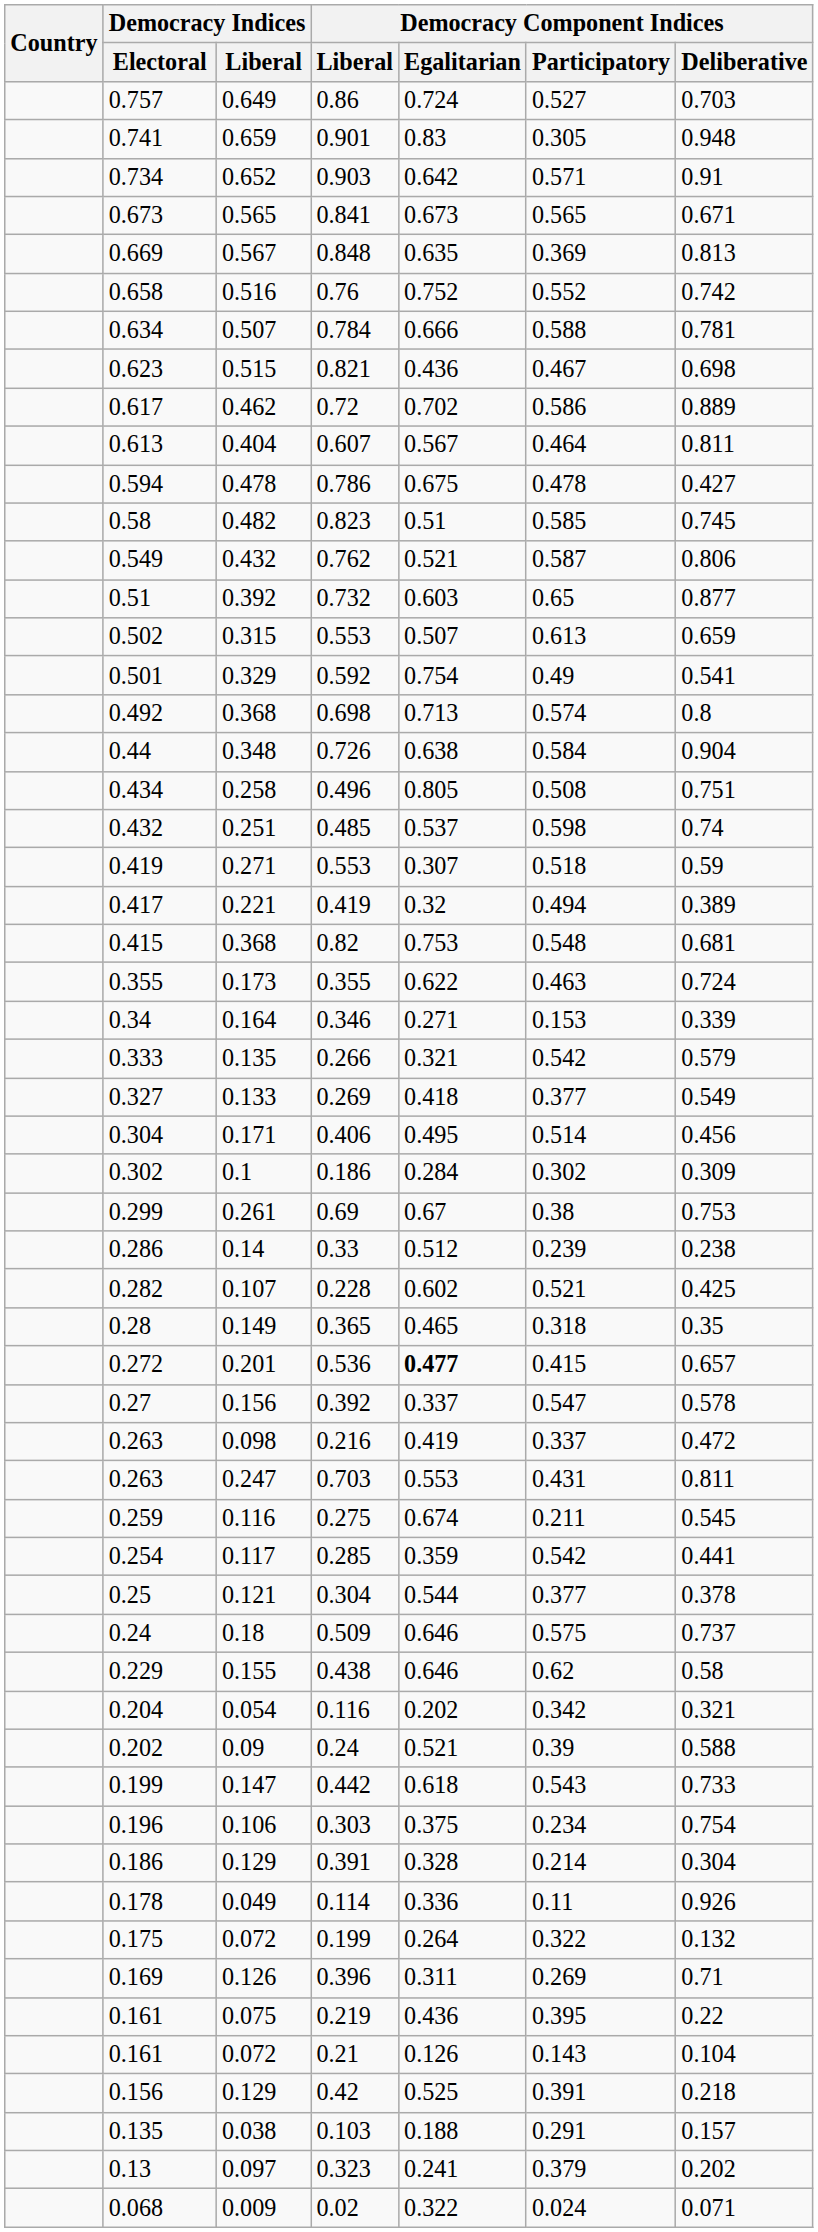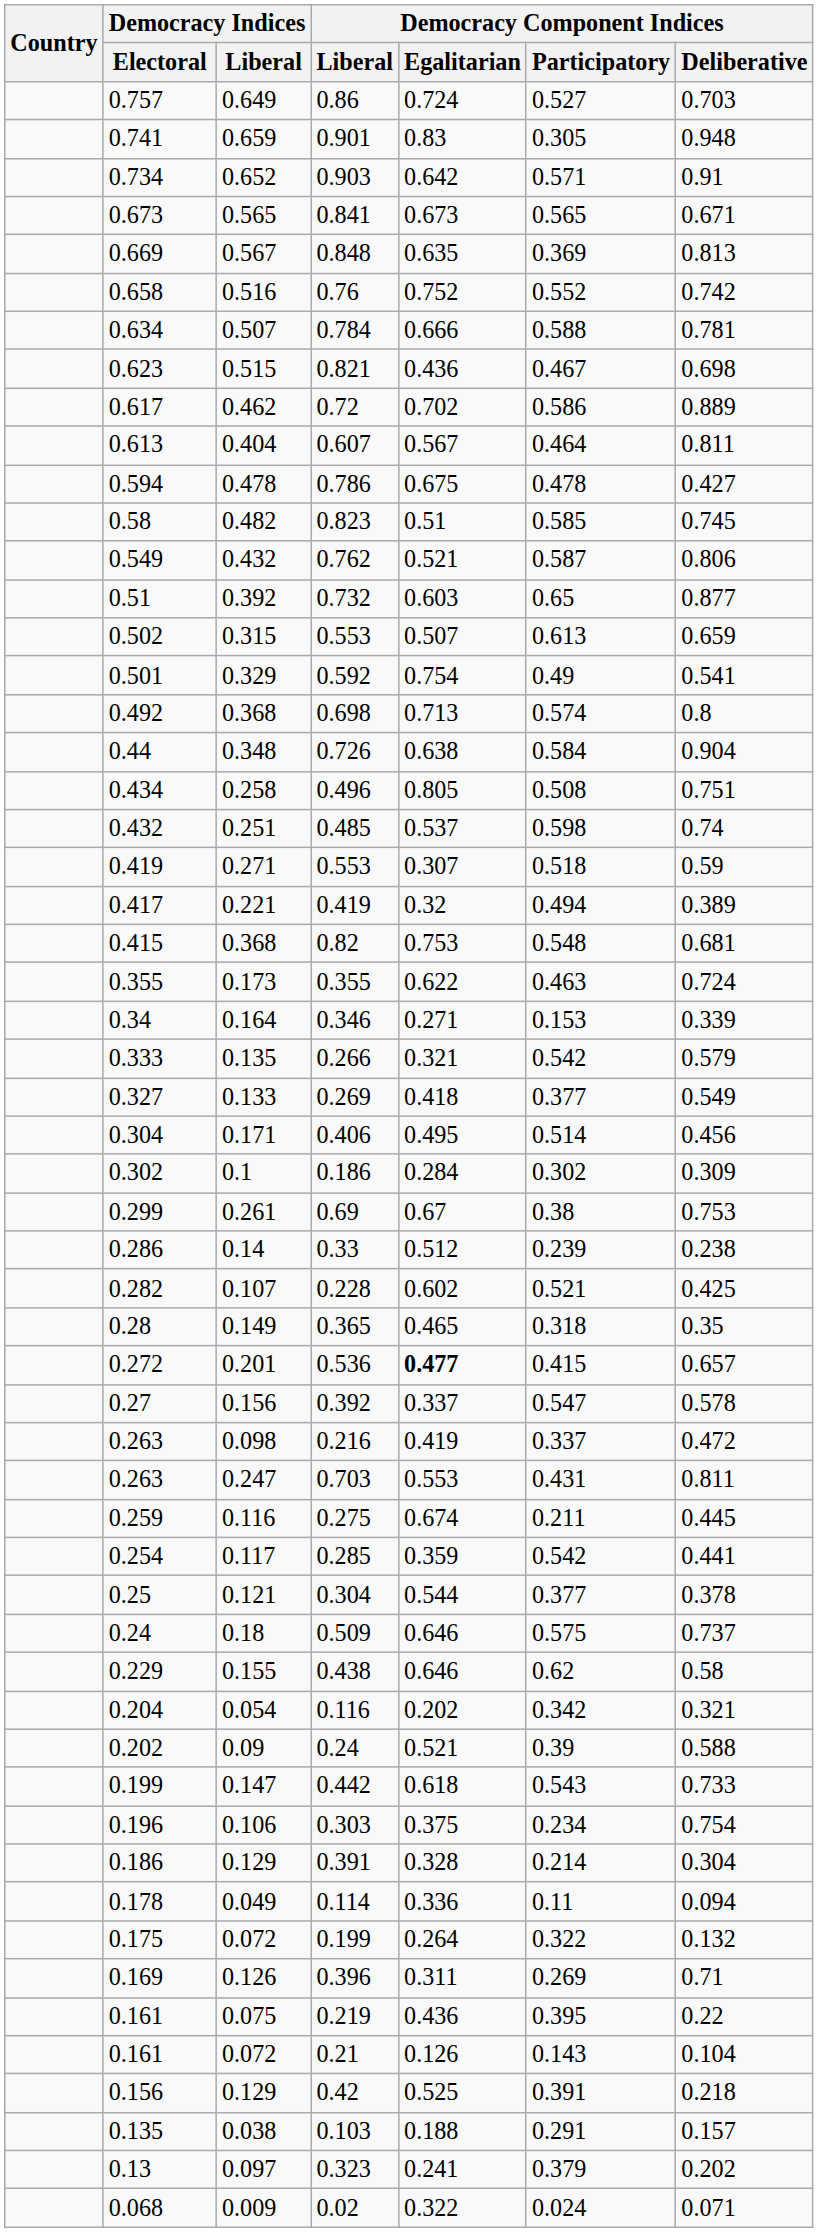(709, 1517) 0.545 -> (709, 1517) 0.445
(709, 1901) 0.926 -> (709, 1901) 0.094
